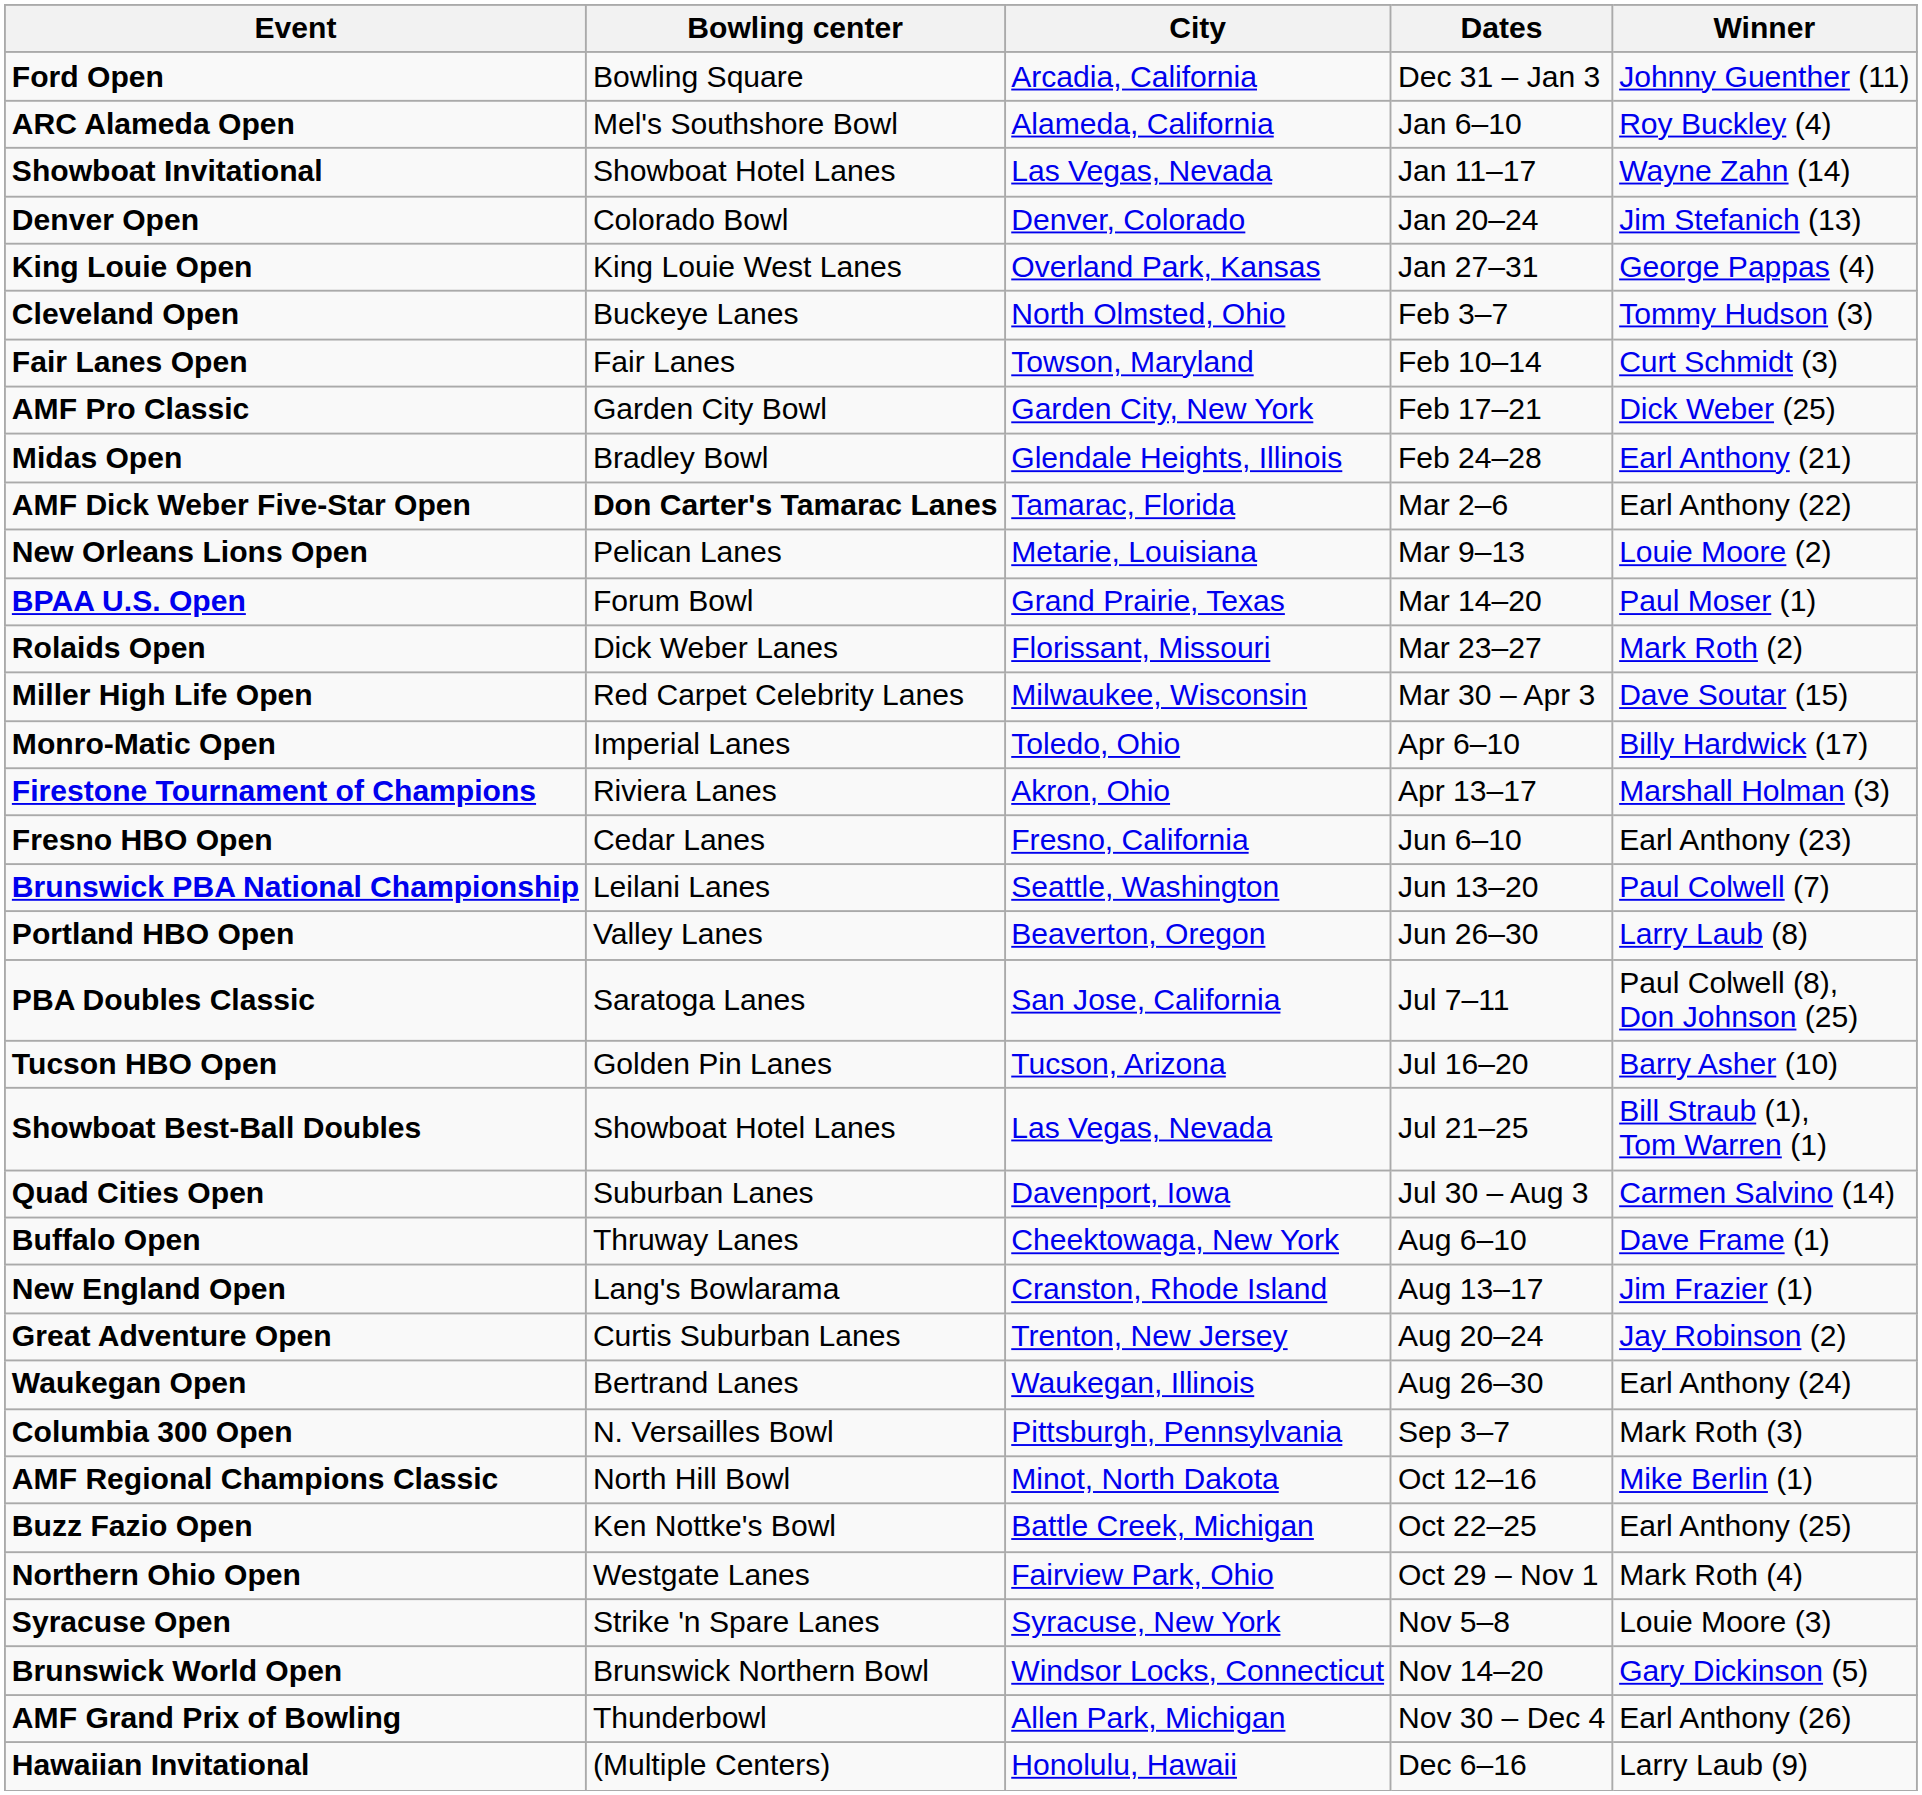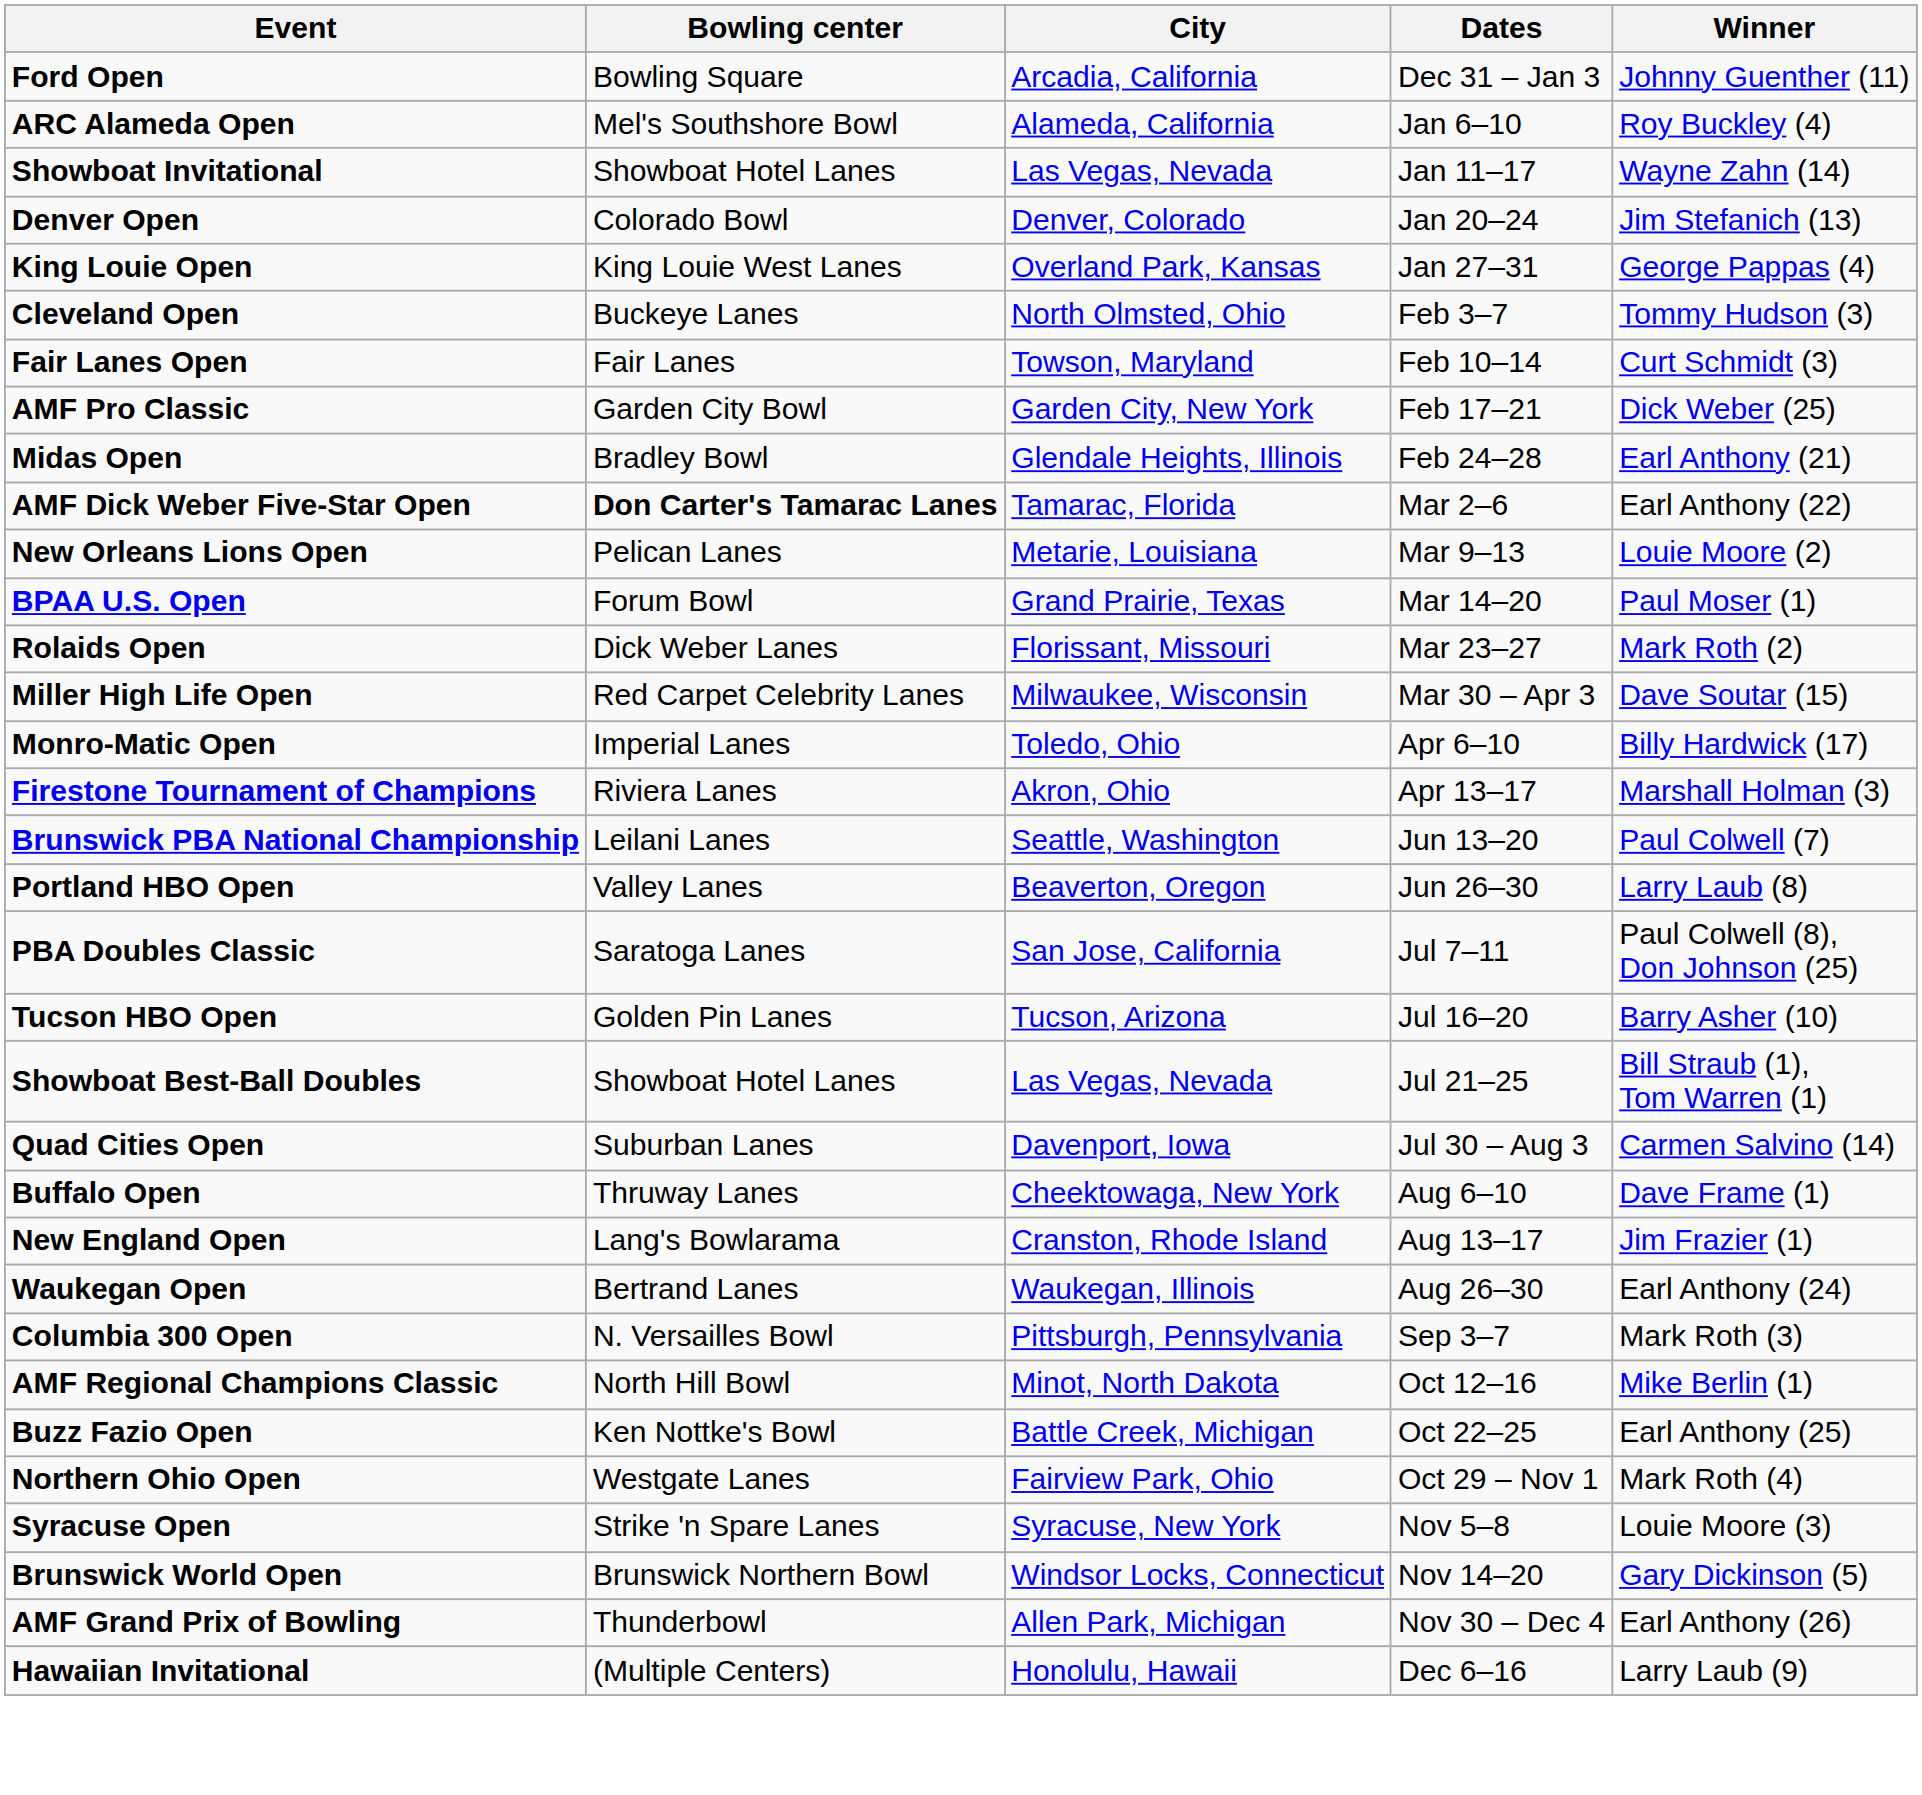- row: (142, 839)
- row: (172, 1336)
